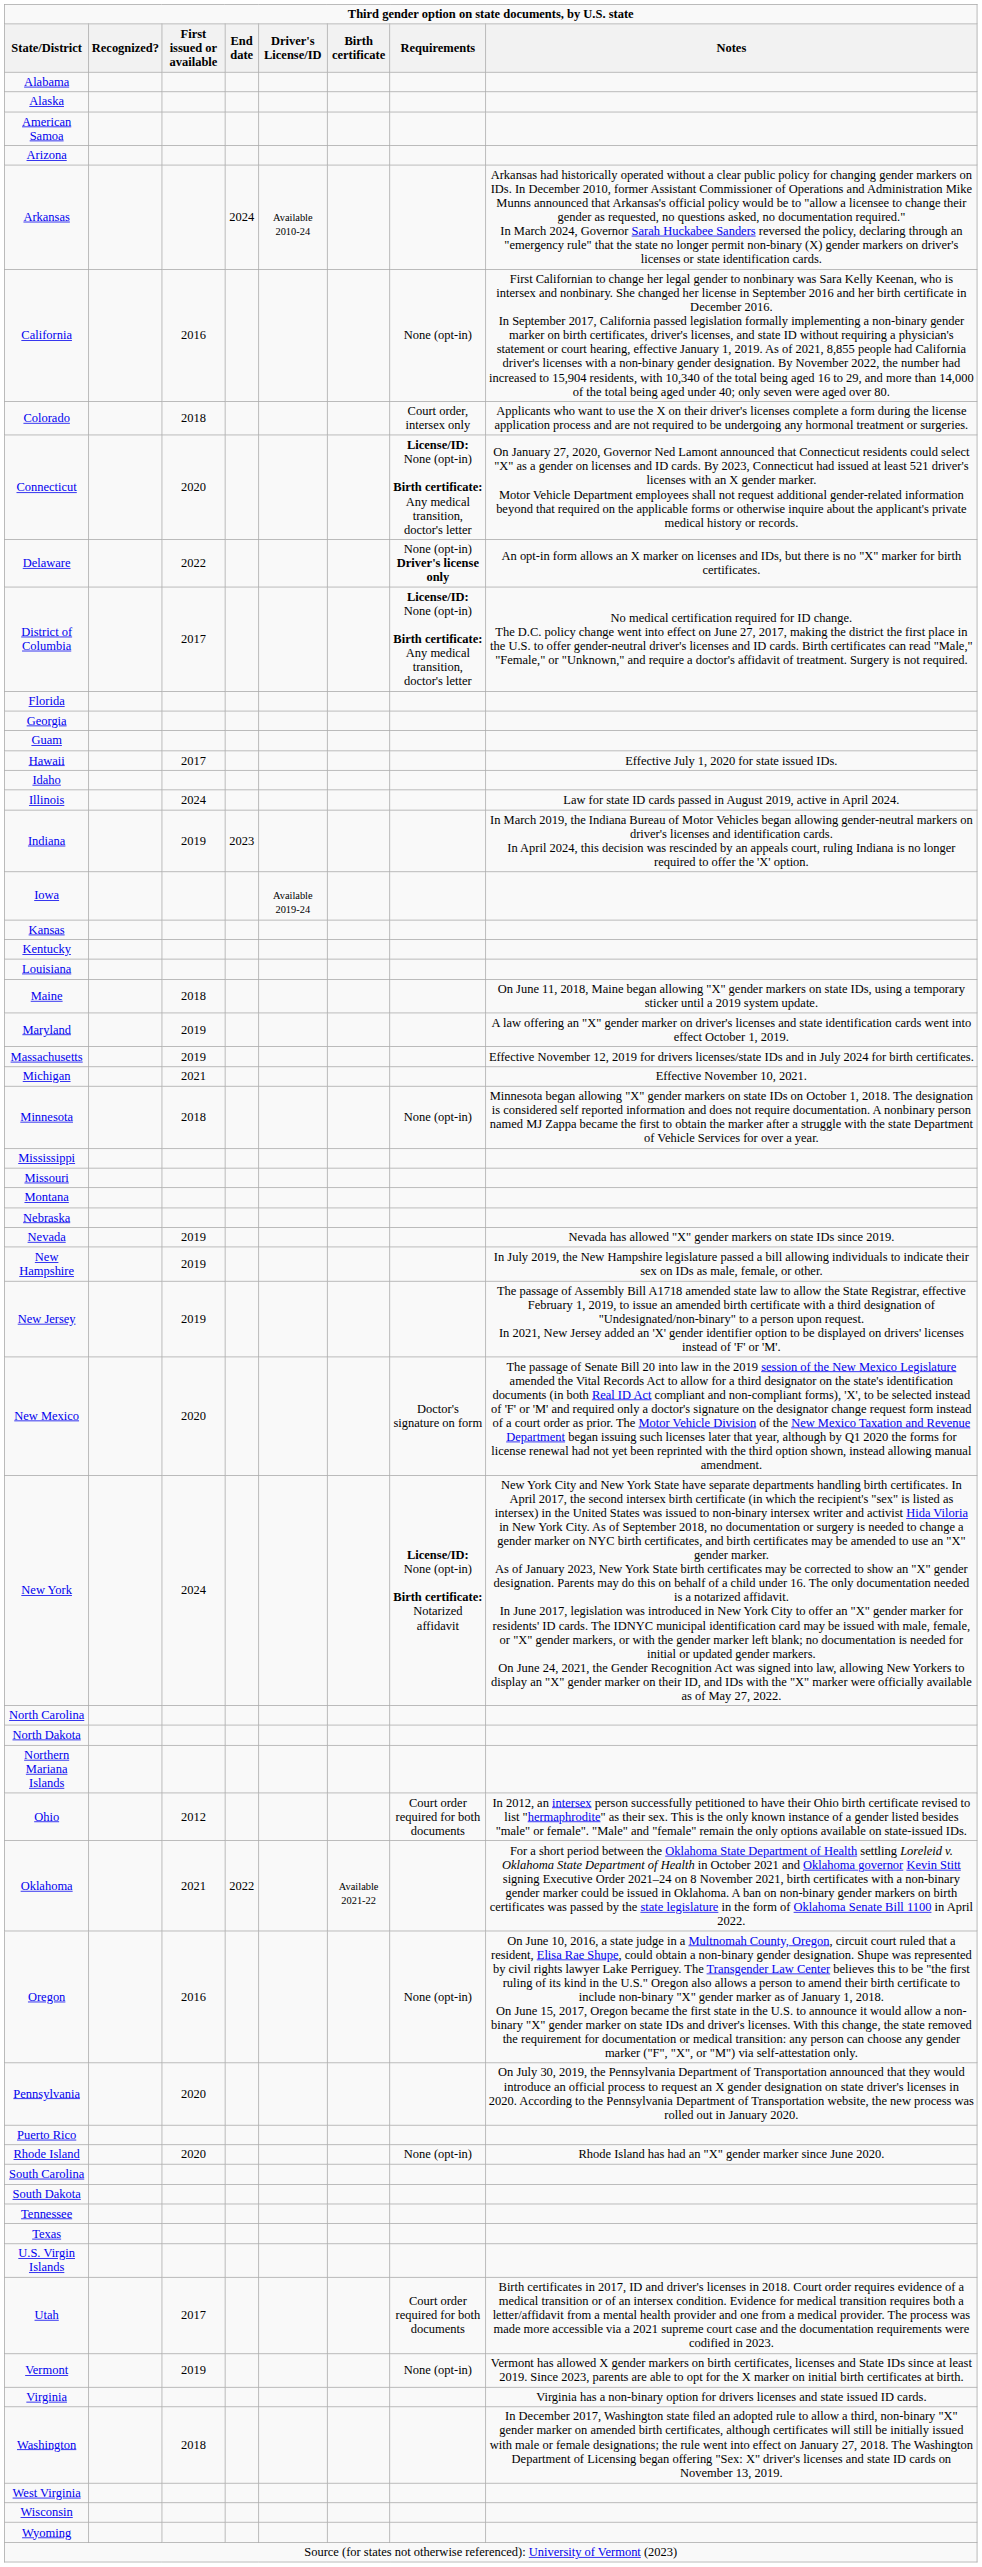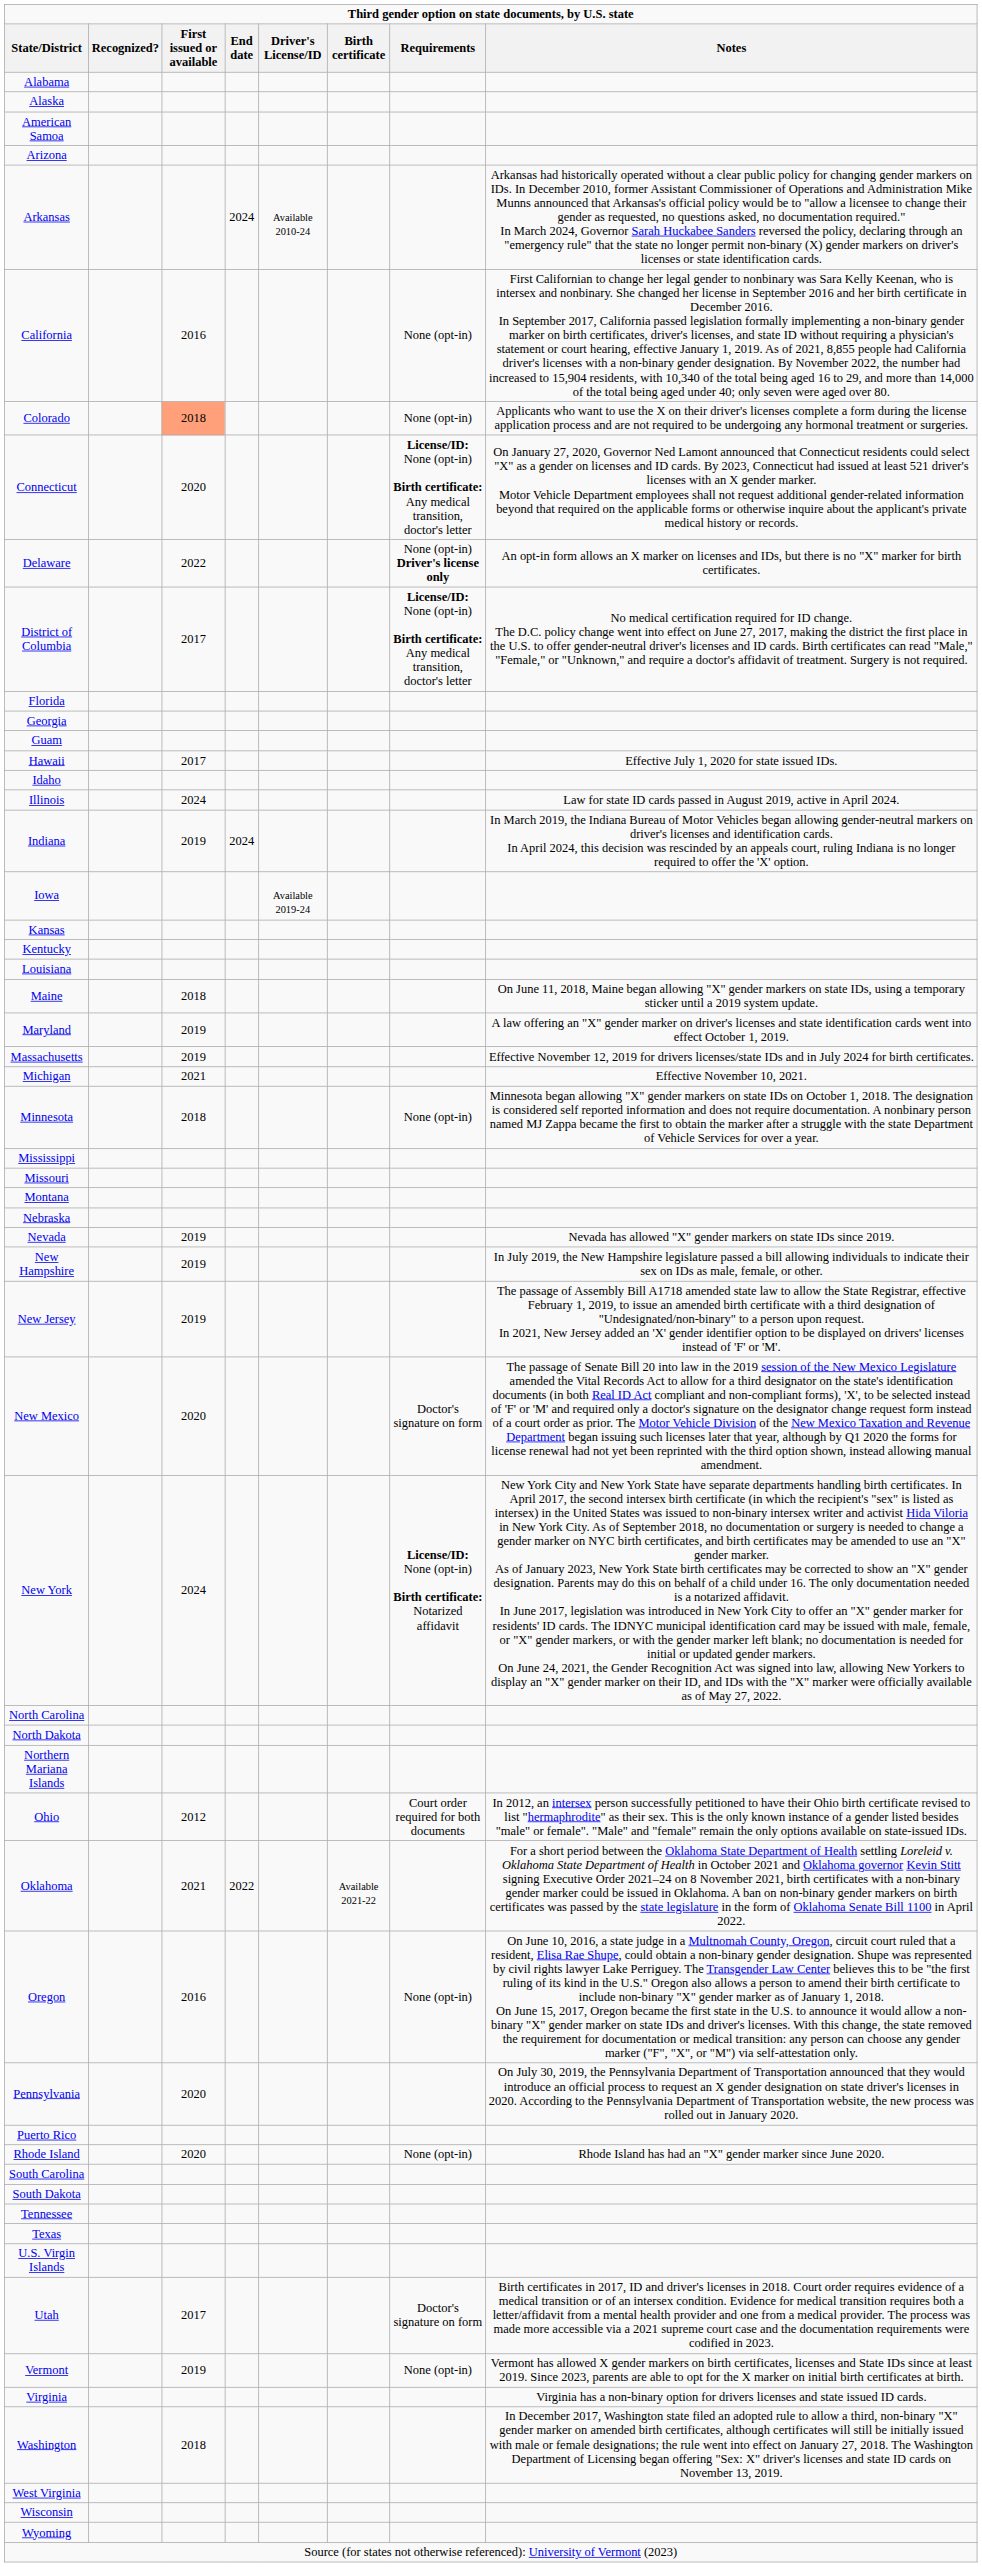(193, 418) no background -> (193, 418) lightsalmon background
(438, 418) Court order, intersex only -> (438, 418) None (opt-in)
(242, 841) 2023 -> (242, 841) 2024
(438, 2315) Court order required for both documents -> (438, 2315) Doctor's signature on form
